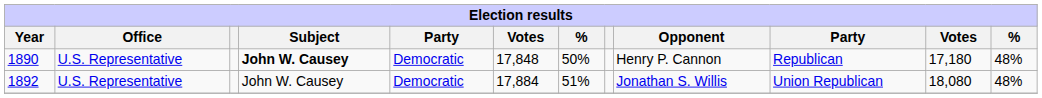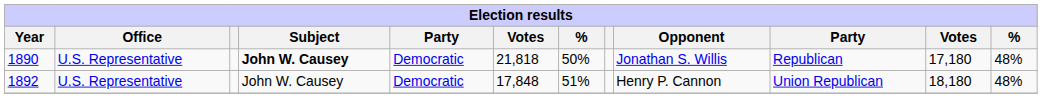(517, 59) 17,848 -> (517, 59) 21,818
(669, 59) Henry P. Cannon -> (672, 59) Jonathan S. Willis
(517, 81) 17,884 -> (517, 81) 17,848
(672, 81) Jonathan S. Willis -> (669, 81) Henry P. Cannon
(950, 81) 18,080 -> (950, 81) 18,180
